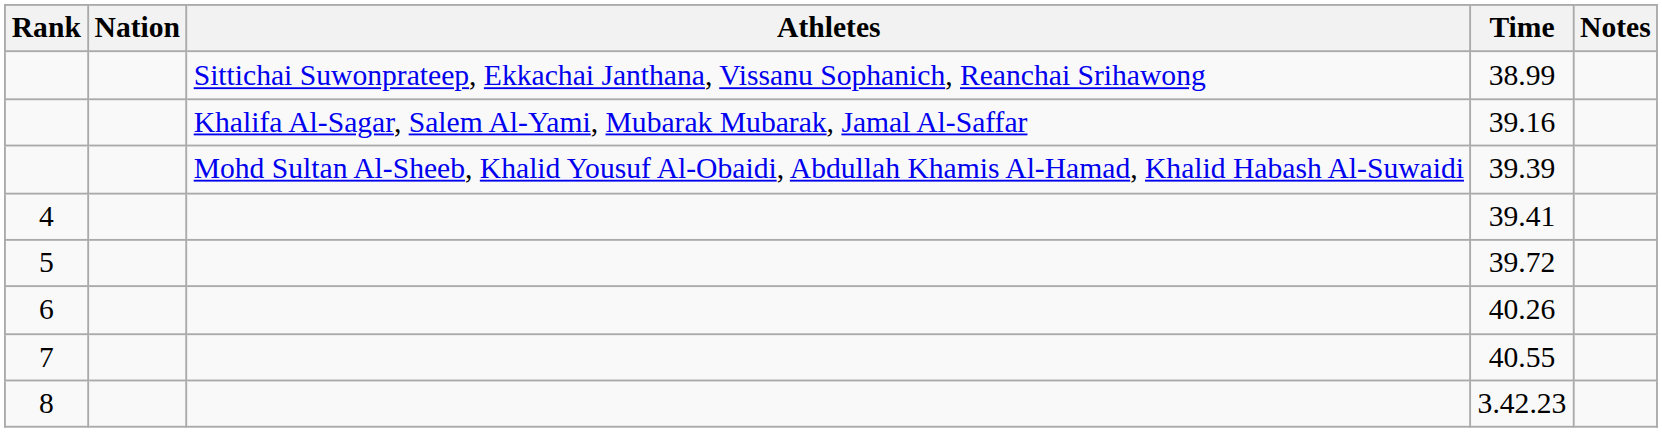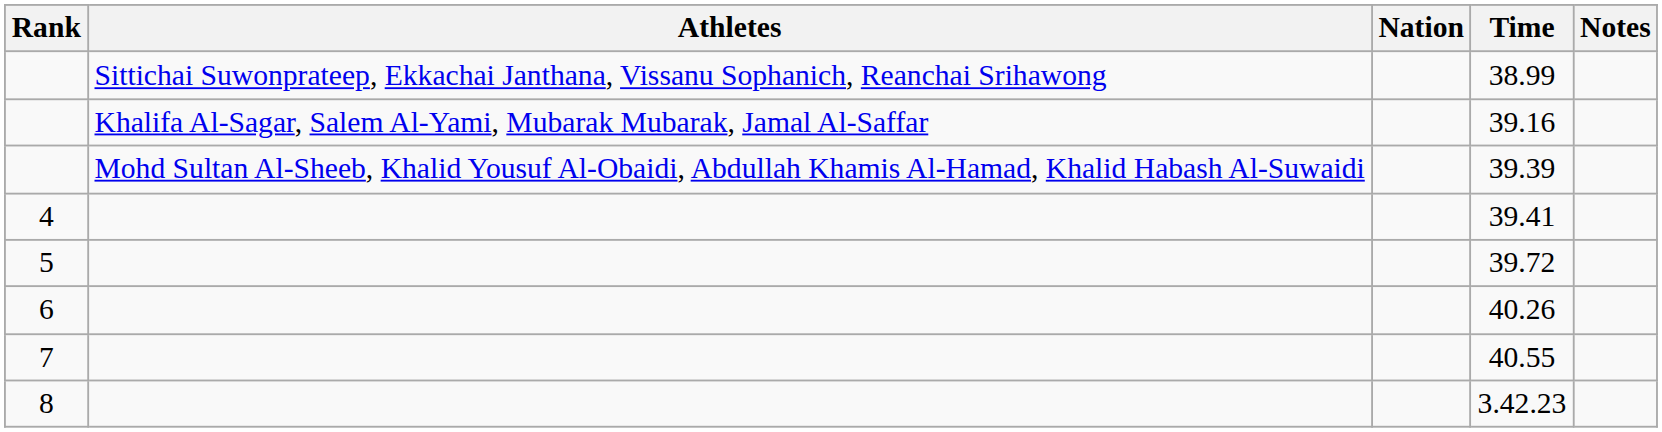columns swapped: (137, 27) <-> (829, 27)
